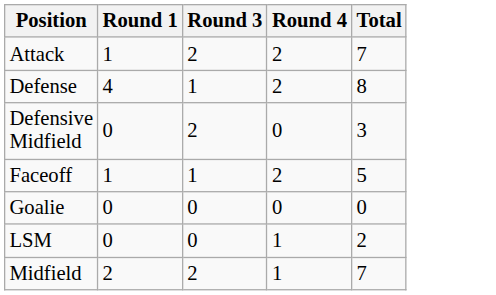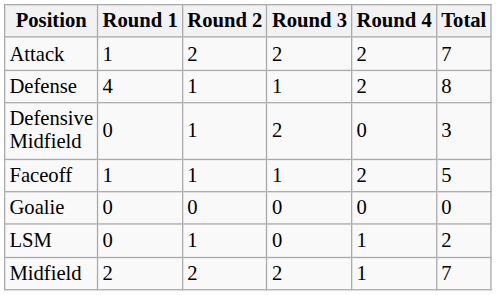+ column: (225, 20)
